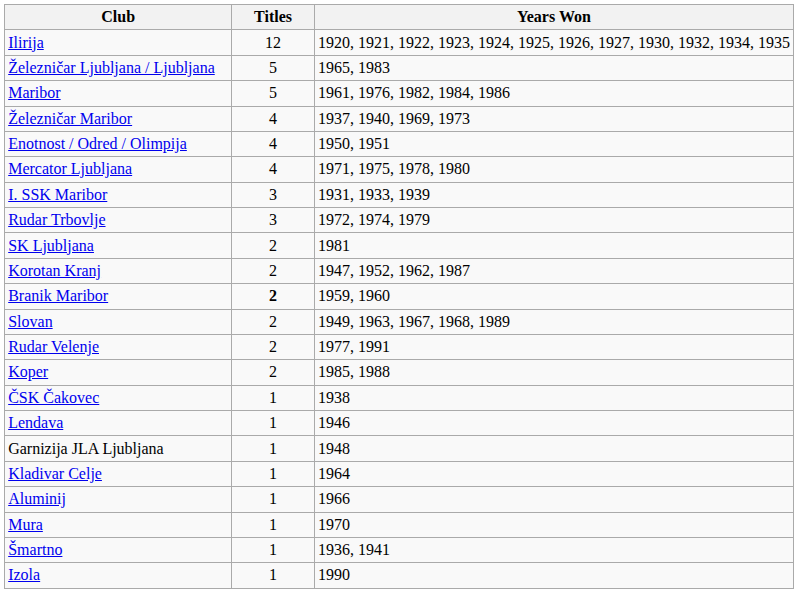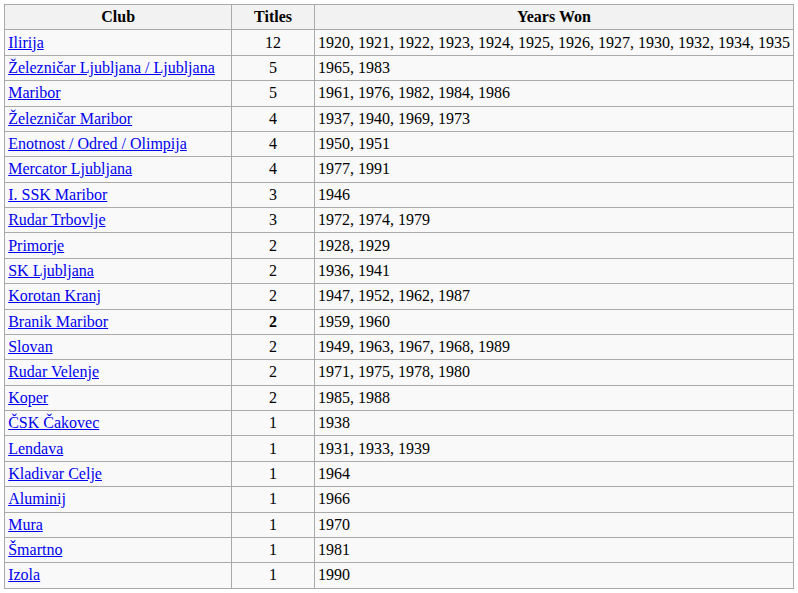(394, 169) 1971, 1975, 1978, 1980 -> (354, 169) 1977, 1991
(374, 194) 1931, 1933, 1939 -> (334, 194) 1946
+ row: (36, 245)
(334, 245) 1981 -> (354, 270) 1936, 1941
(354, 347) 1977, 1991 -> (394, 372) 1971, 1975, 1978, 1980
(334, 423) 1946 -> (374, 448) 1931, 1933, 1939
- row: (86, 448)
(354, 550) 1936, 1941 -> (334, 550) 1981
